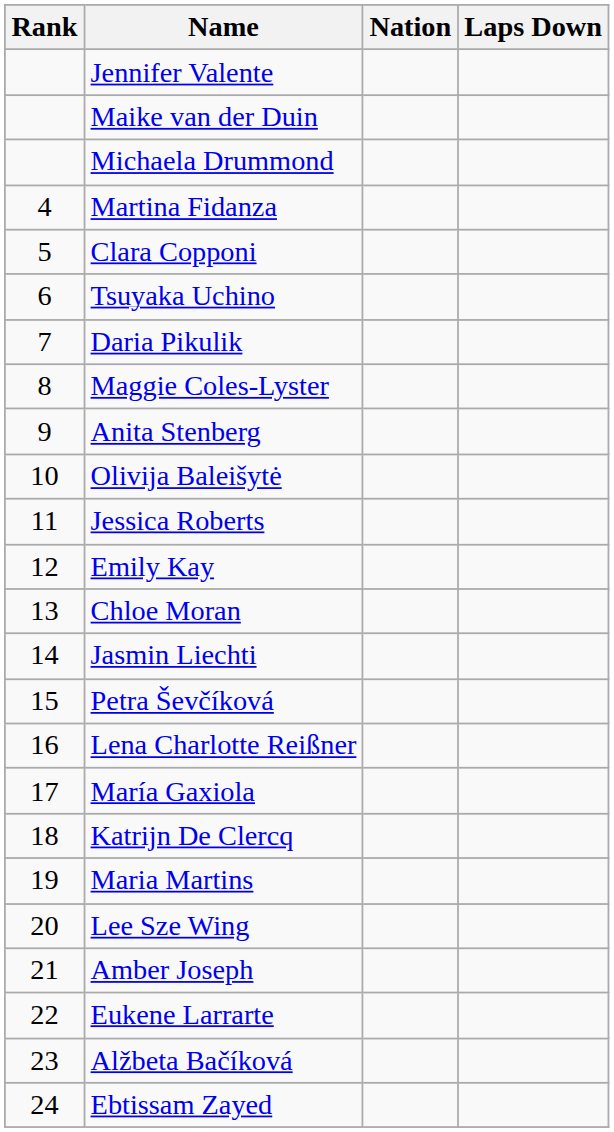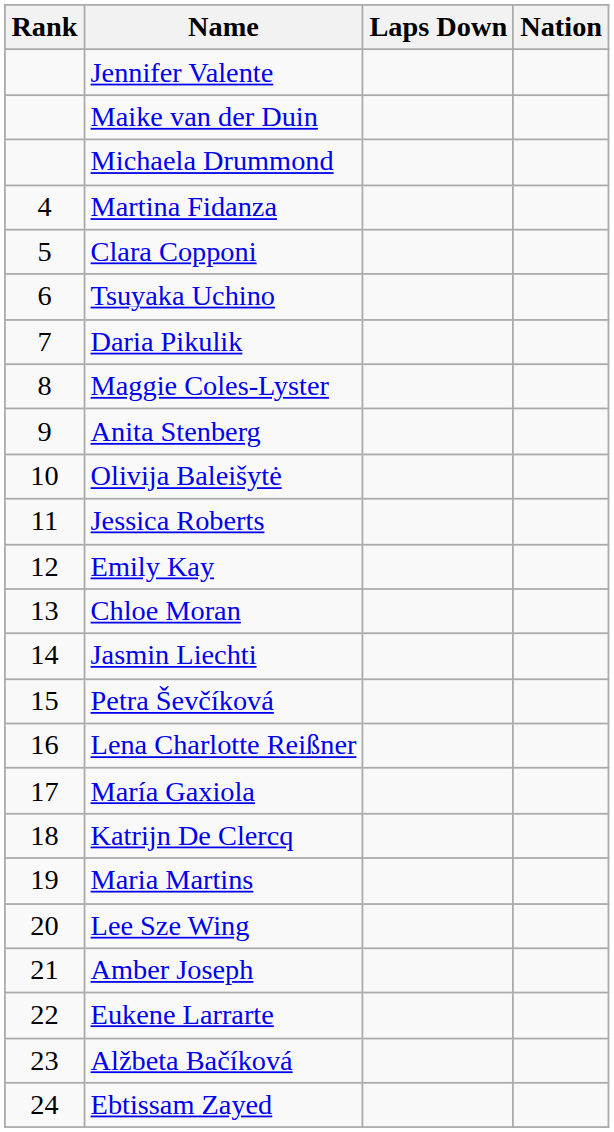columns swapped: (410, 26) <-> (533, 26)
